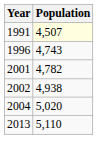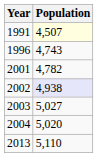(49, 87) no background -> (49, 87) lavender background
+ row: (19, 106)
